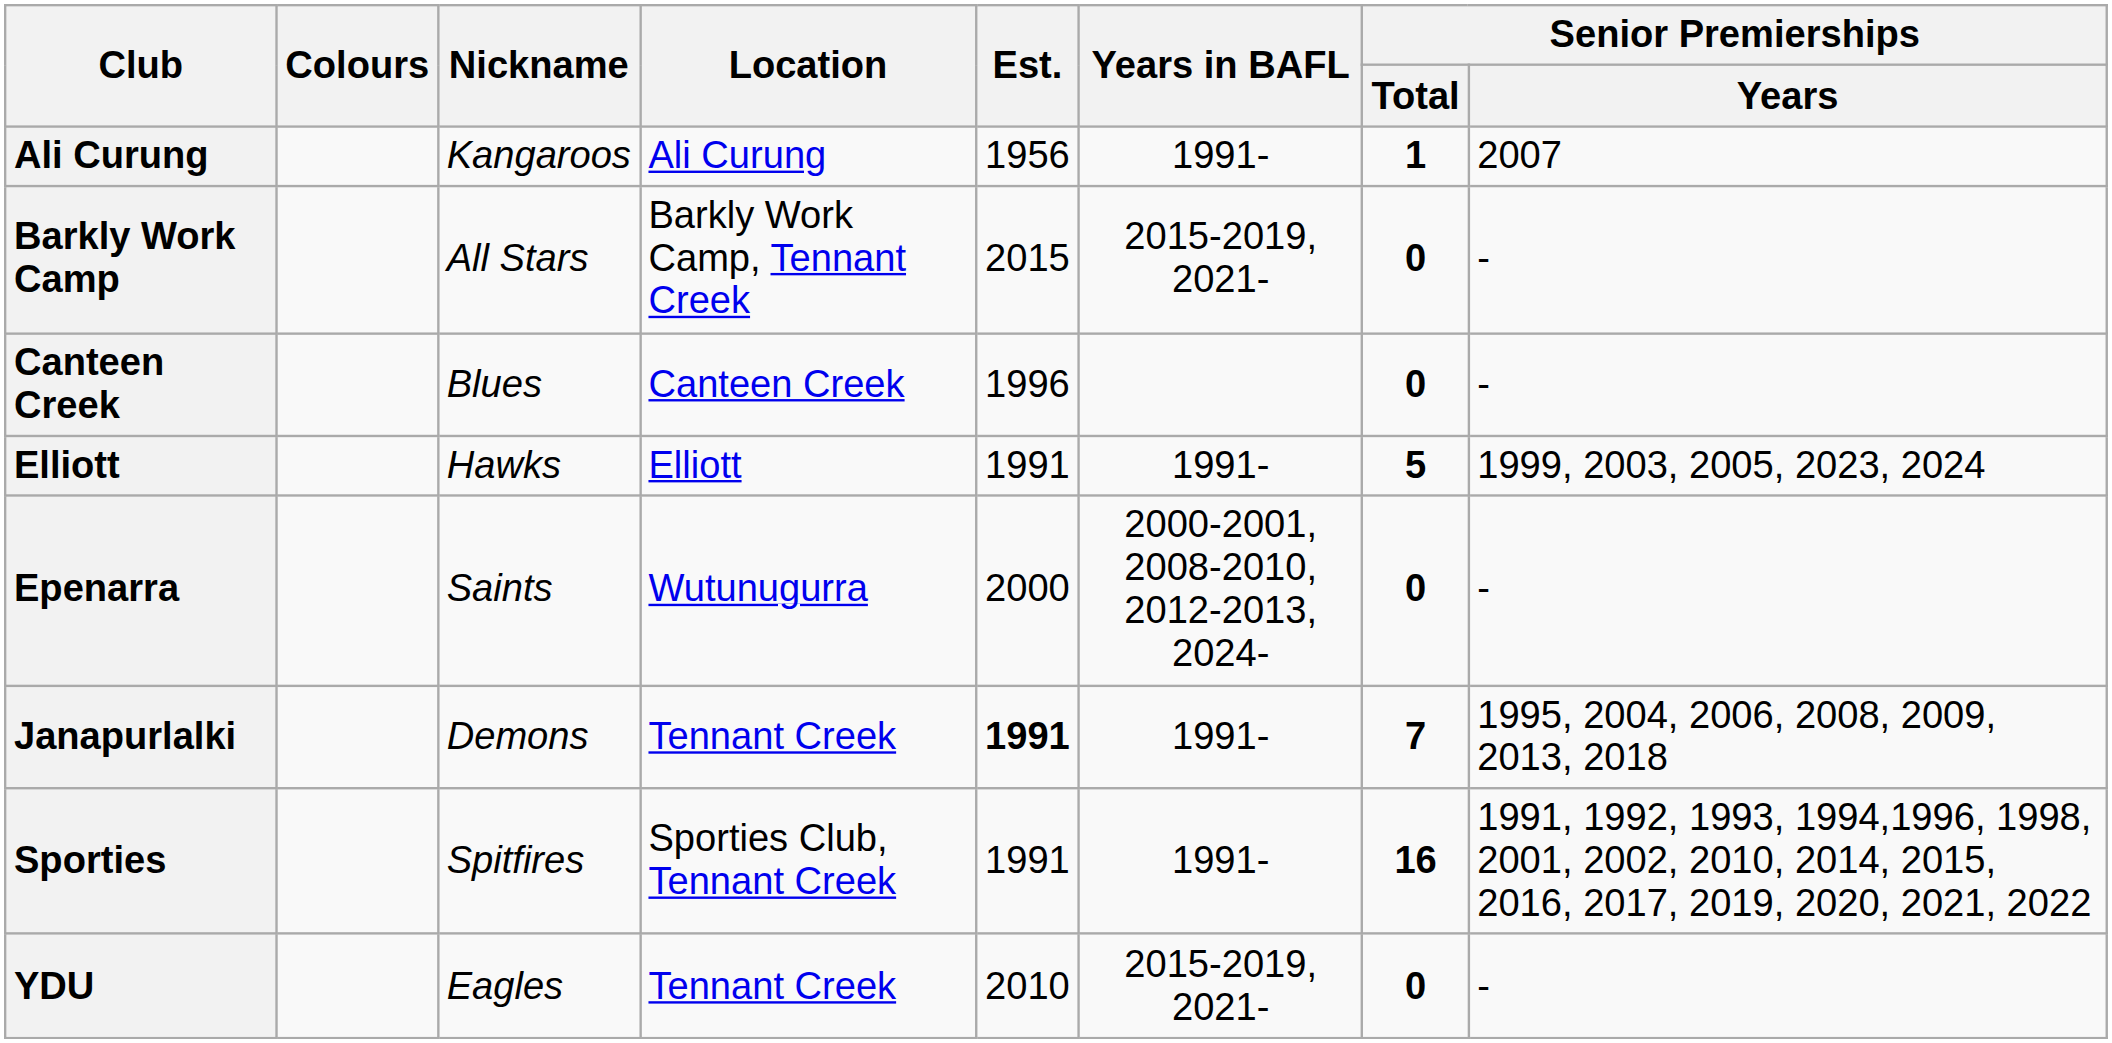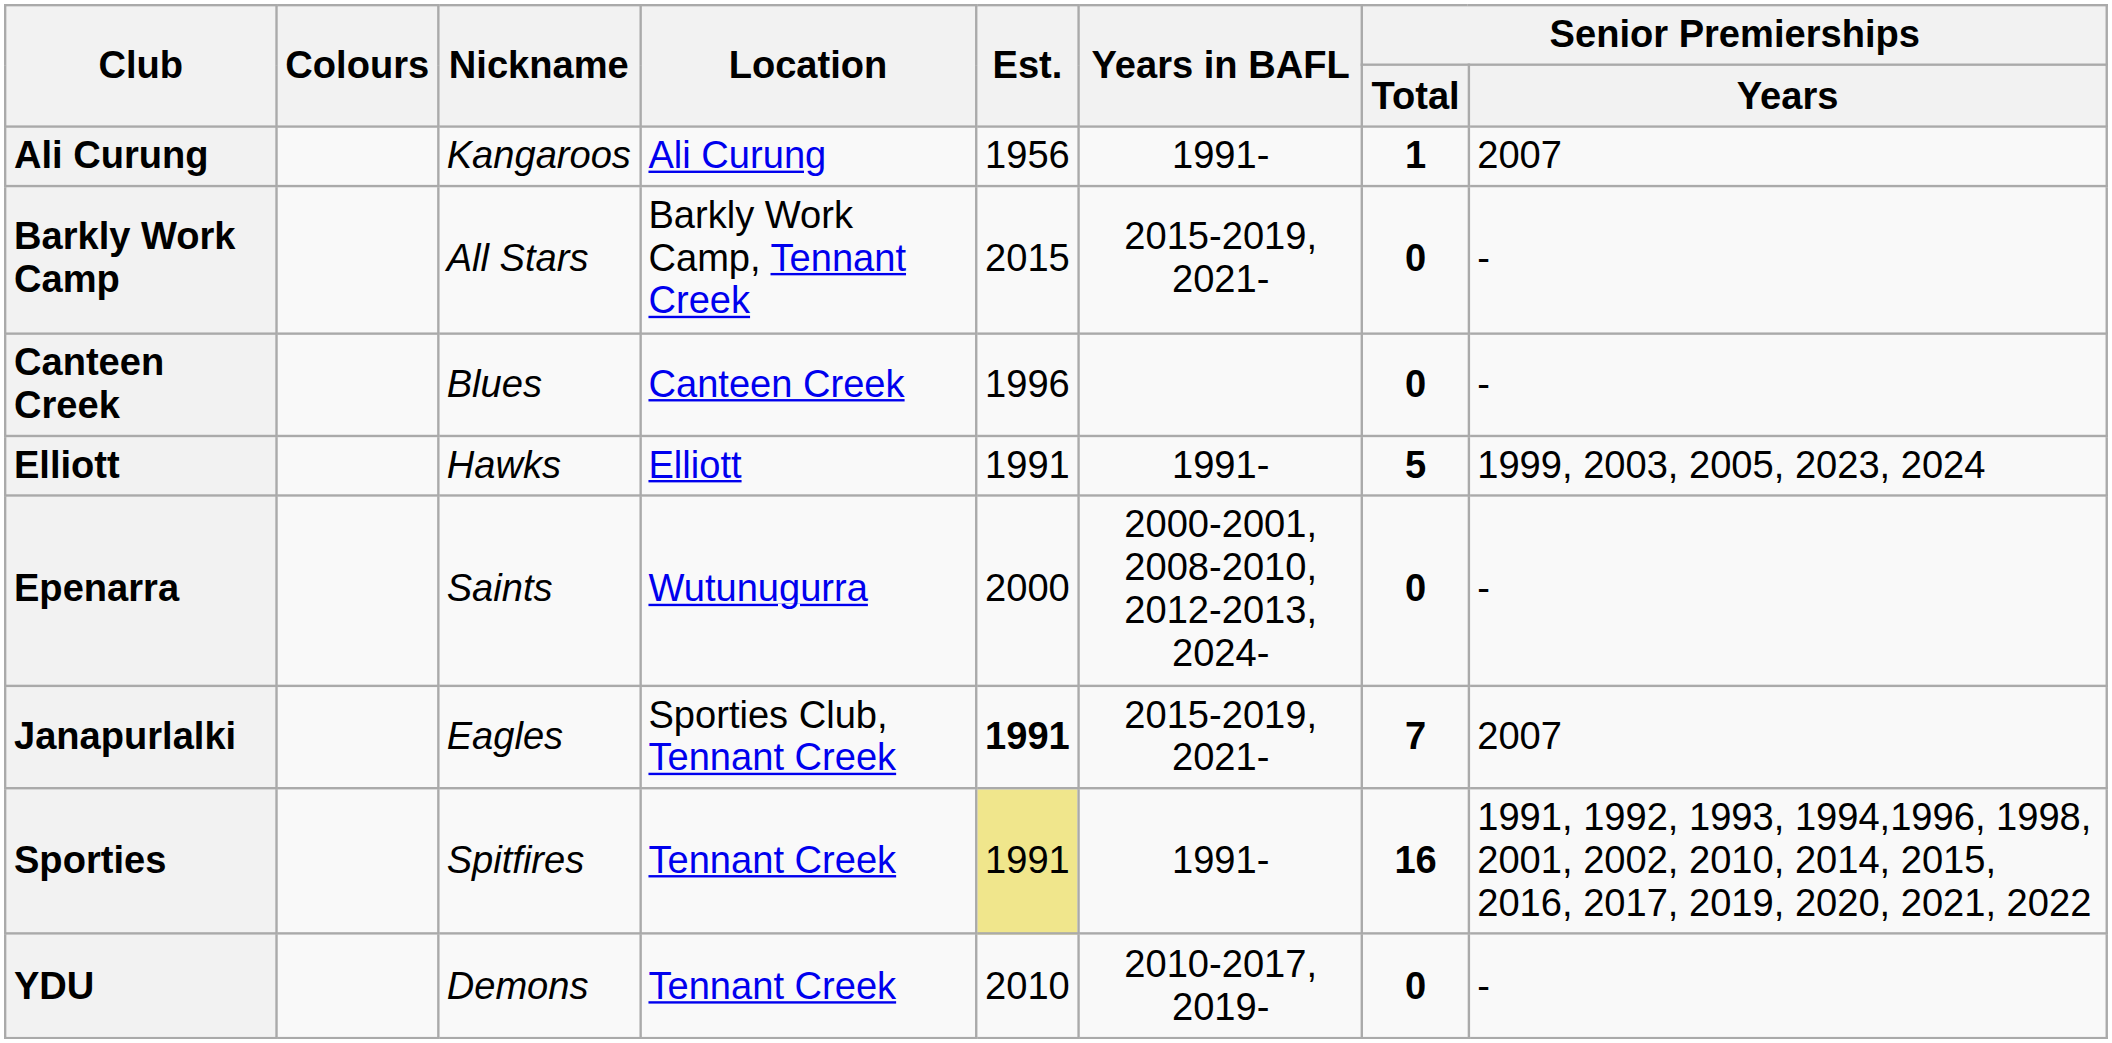(518, 735) Demons -> (505, 735) Eagles
(772, 735) Tennant Creek -> (772, 735) Sporties Club, Tennant Creek
(1221, 735) 1991- -> (1221, 735) 2015-2019, 2021-
(1737, 735) 1995, 2004, 2006, 2008, 2009, 2013, 2018 -> (1520, 735) 2007
(772, 860) Sporties Club, Tennant Creek -> (772, 860) Tennant Creek
(1027, 860) no background -> (1027, 860) khaki background
(505, 985) Eagles -> (518, 985) Demons
(1221, 985) 2015-2019, 2021- -> (1221, 985) 2010-2017, 2019-
